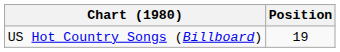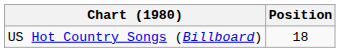(300, 37) 19 -> (300, 37) 18
